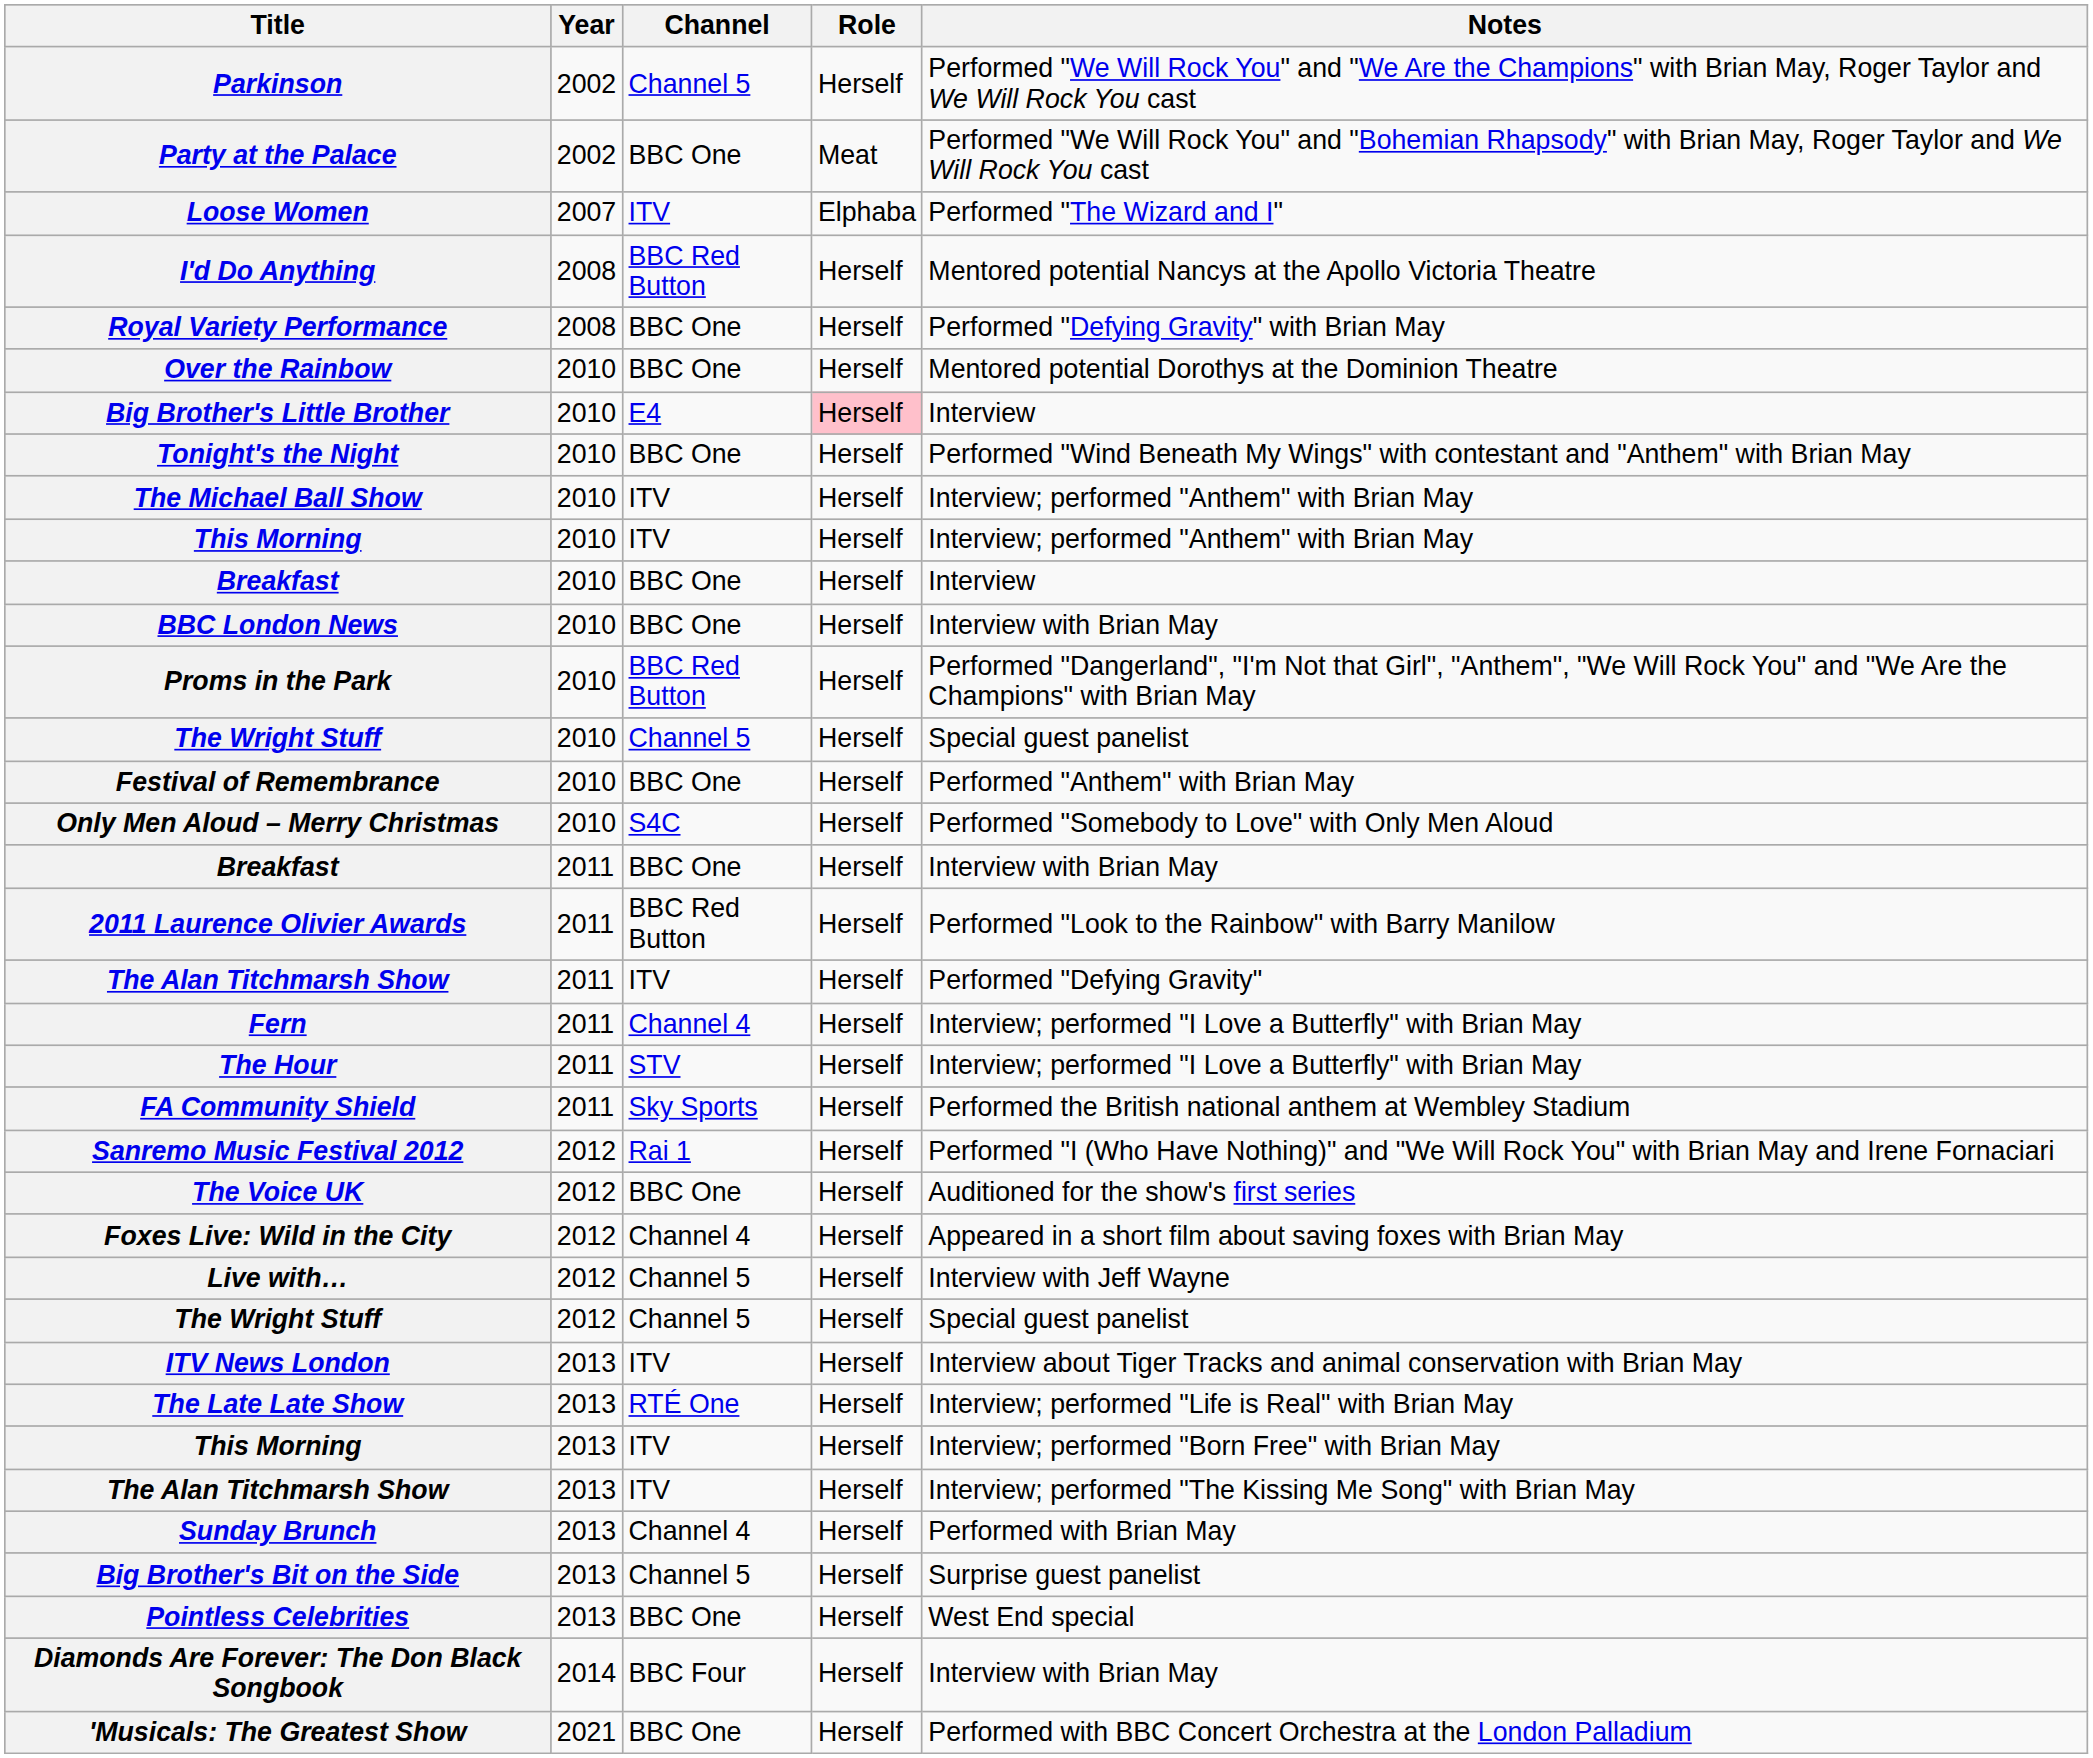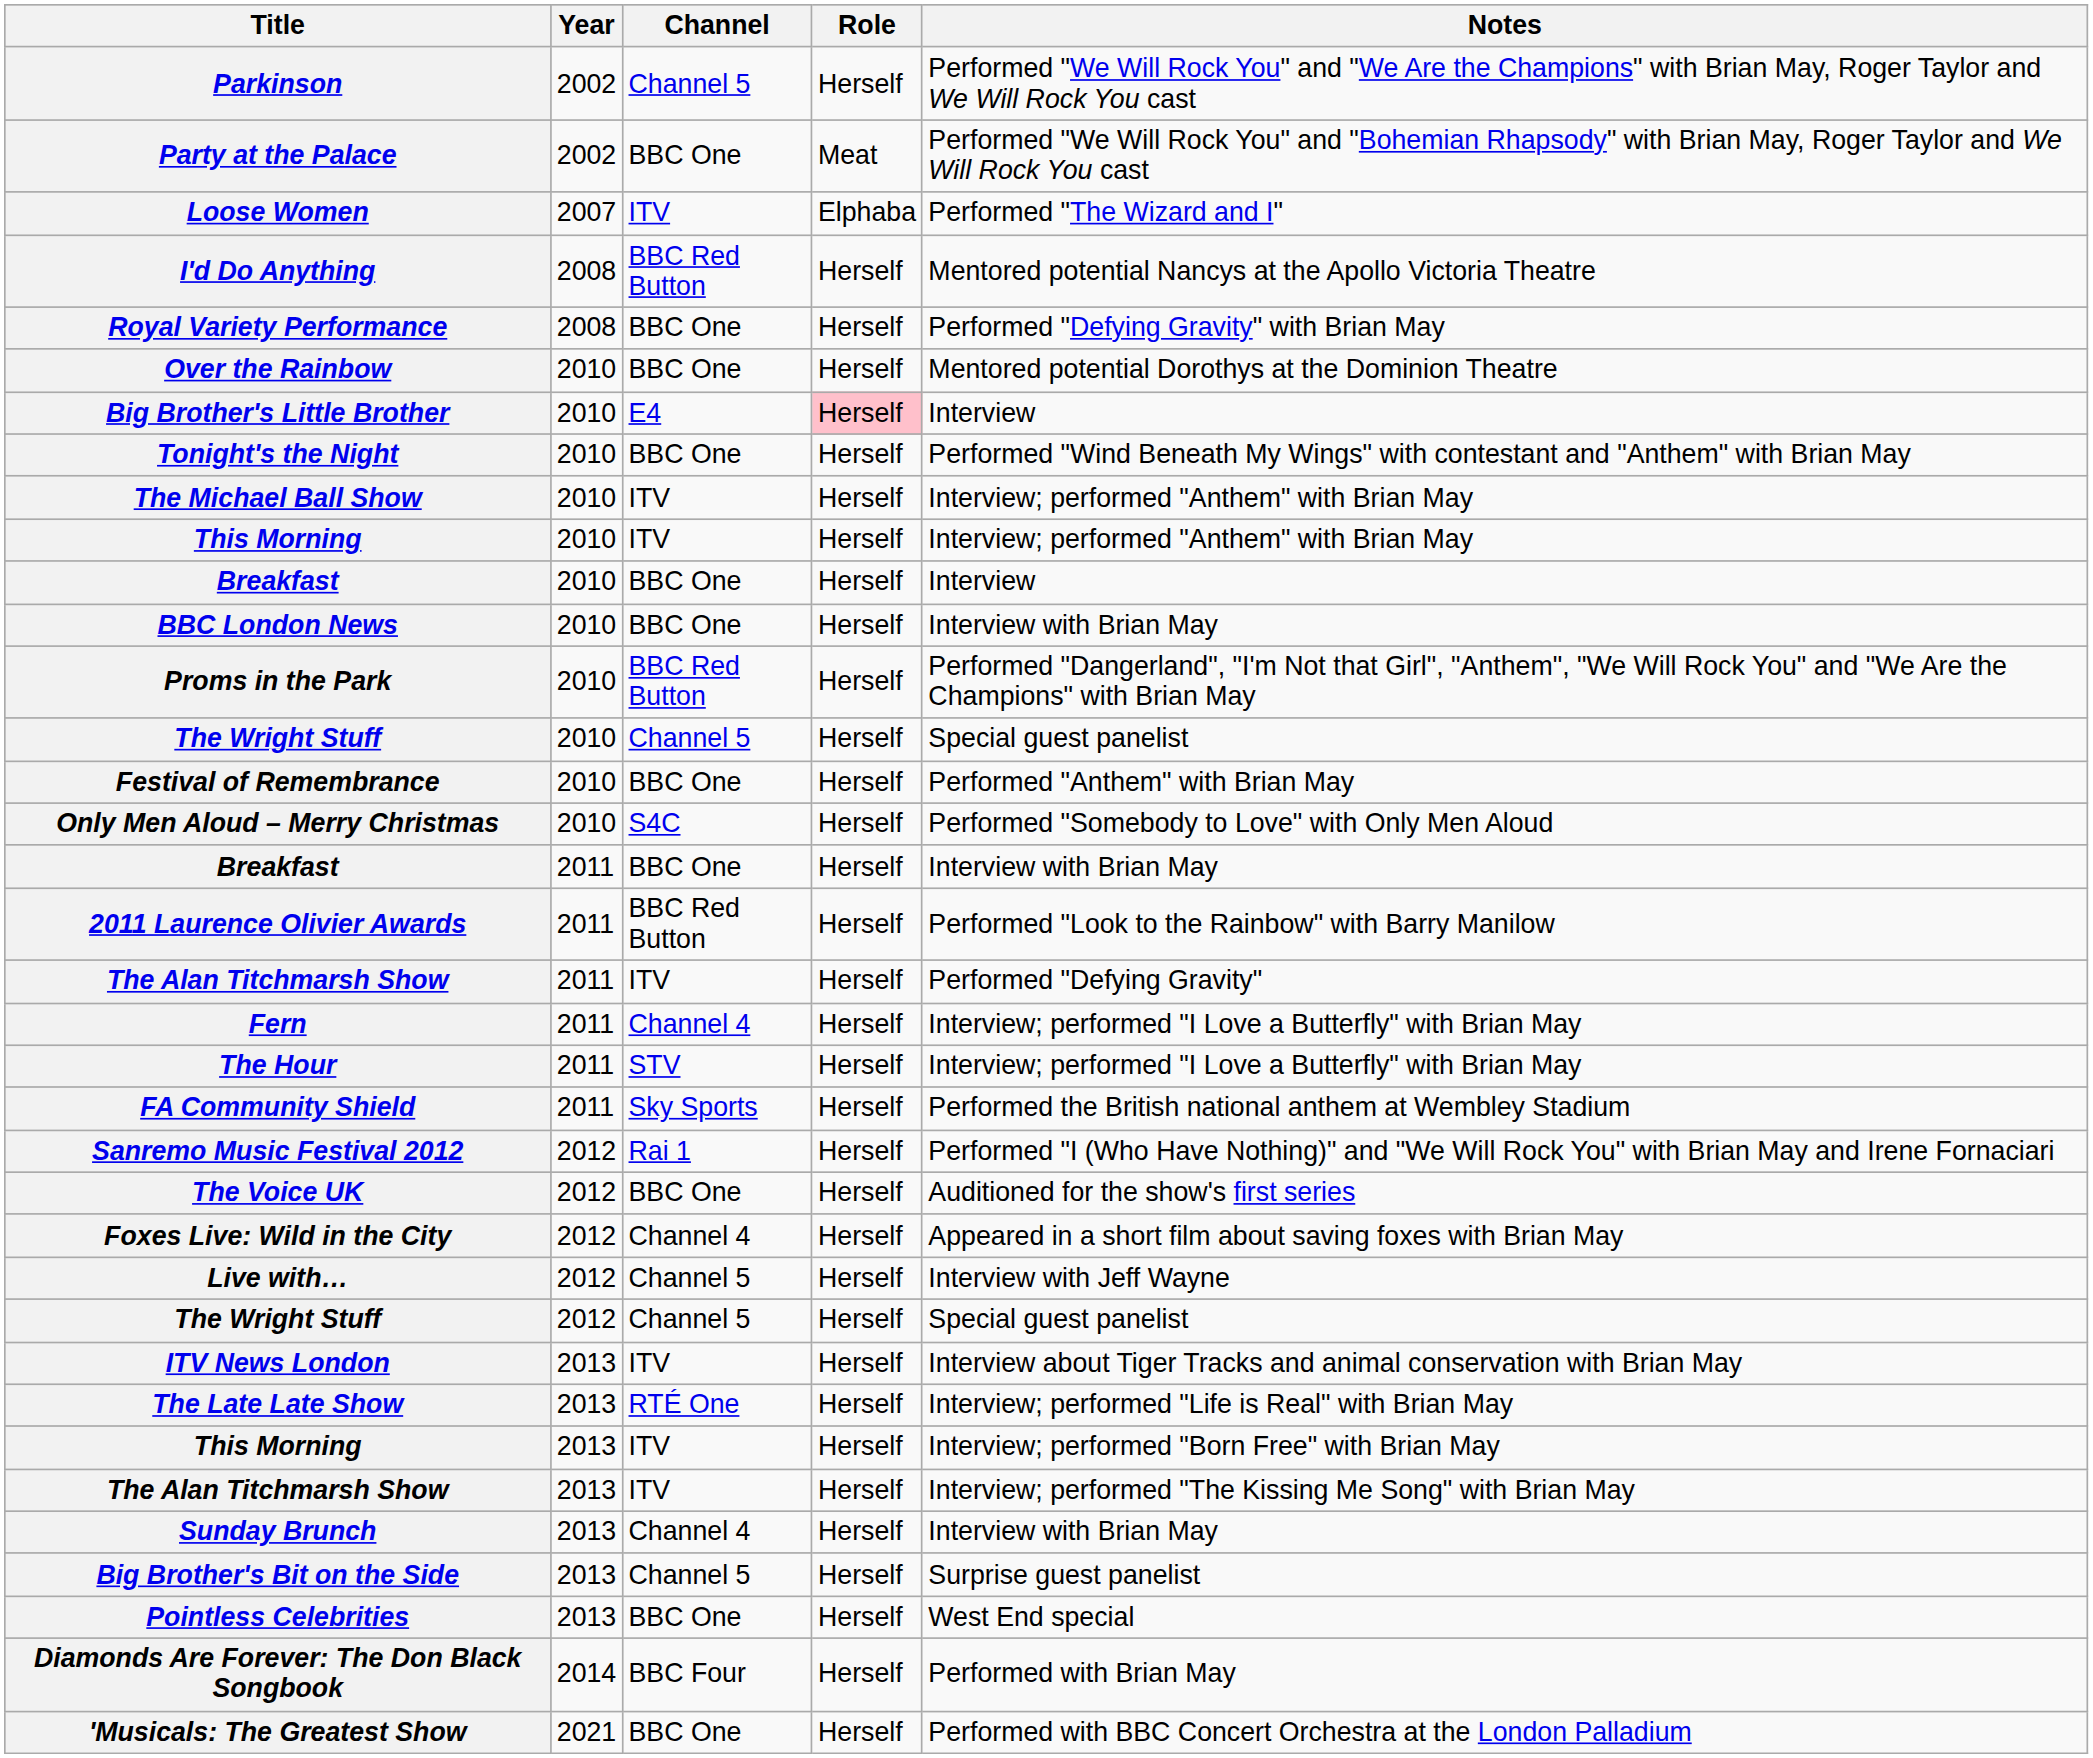(1082, 1532) Performed with Brian May -> (1073, 1532) Interview with Brian May
(1073, 1674) Interview with Brian May -> (1082, 1674) Performed with Brian May
